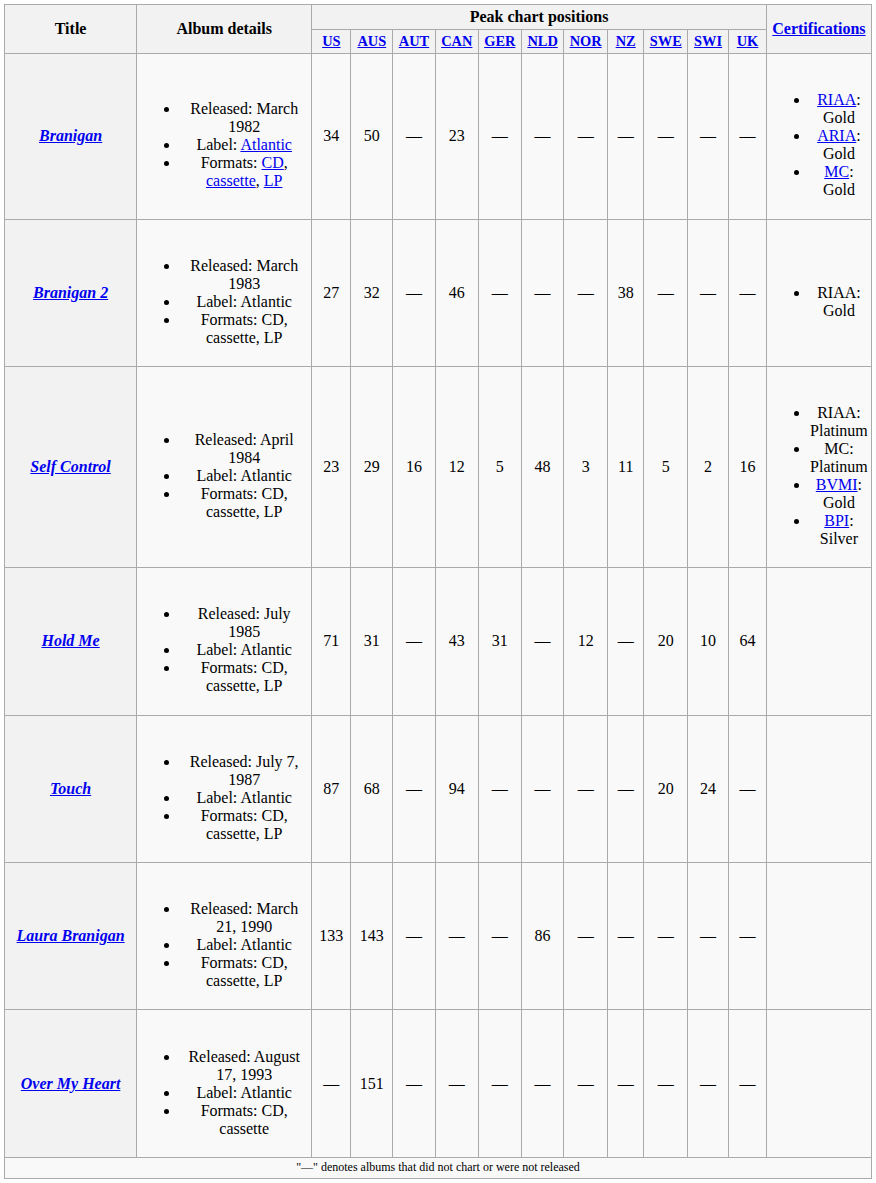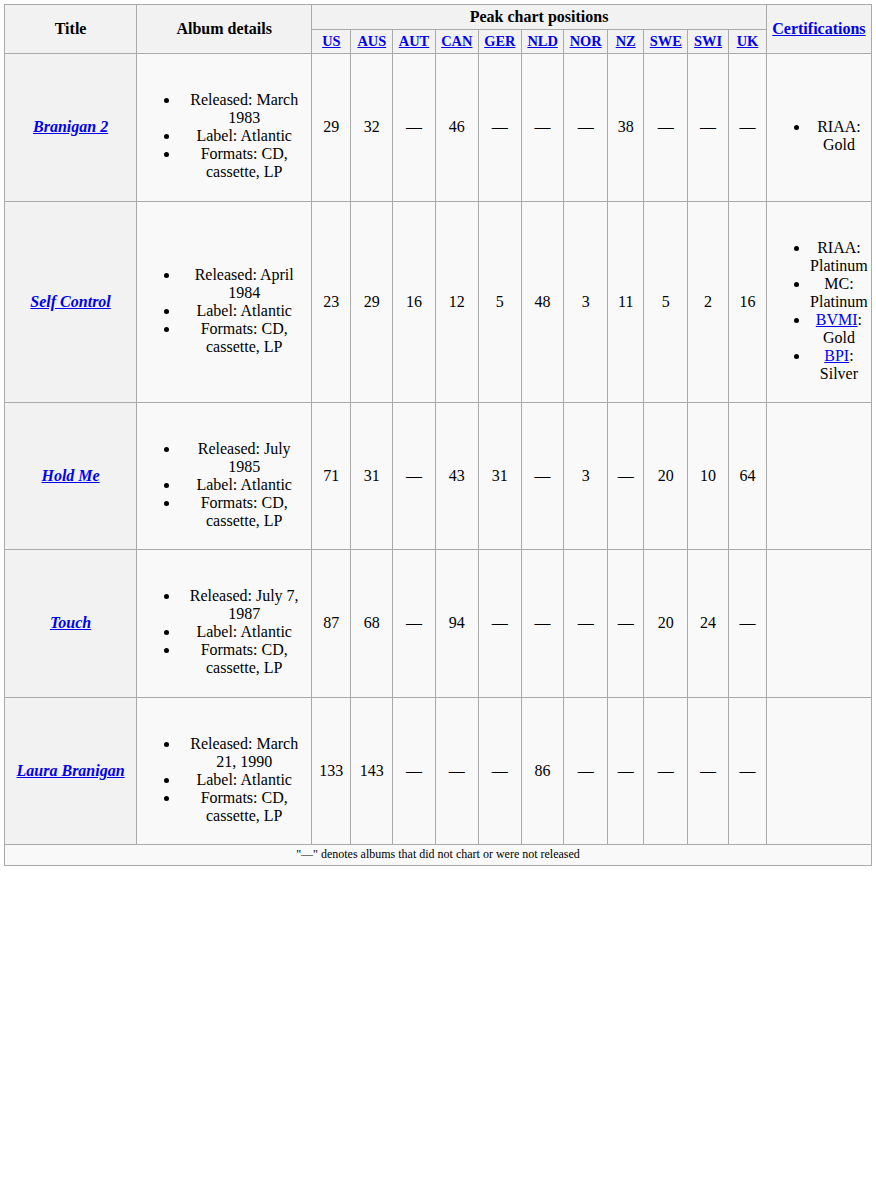- row: (71, 136)
(331, 292) 27 -> (331, 127) 29
(586, 641) 12 -> (586, 476) 3
- row: (71, 1083)
